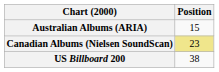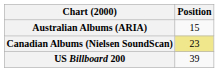(194, 59) 38 -> (194, 59) 39
